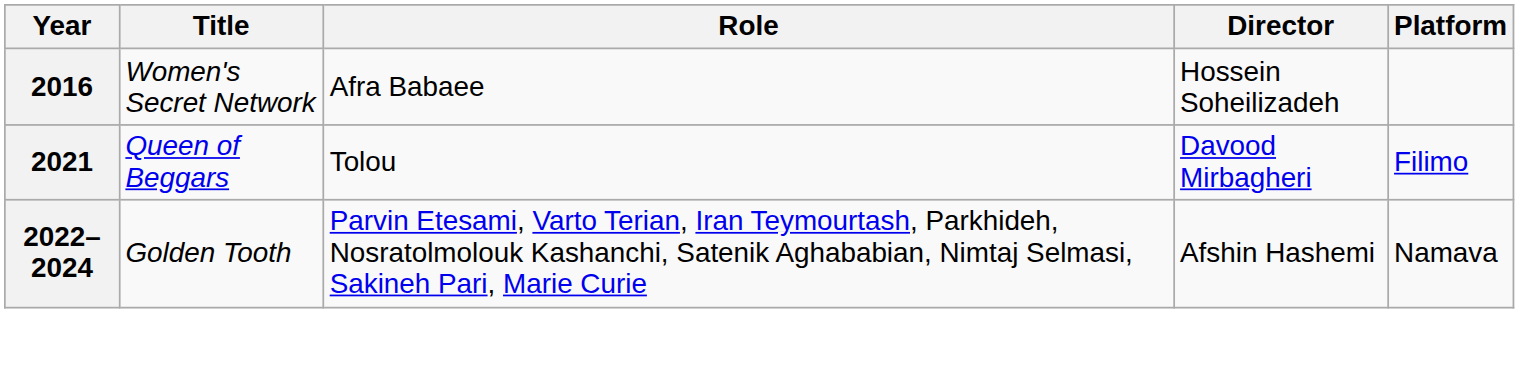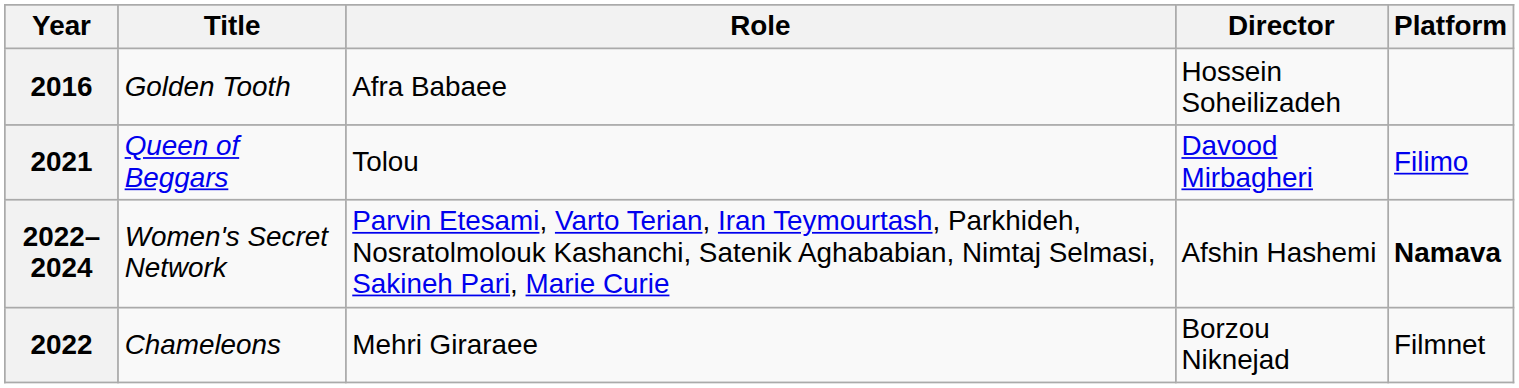(221, 86) Women's Secret Network -> (208, 86) Golden Tooth
(208, 252) Golden Tooth -> (226, 252) Women's Secret Network
(1446, 252) normal -> (1447, 252) bold
+ row: (62, 344)
